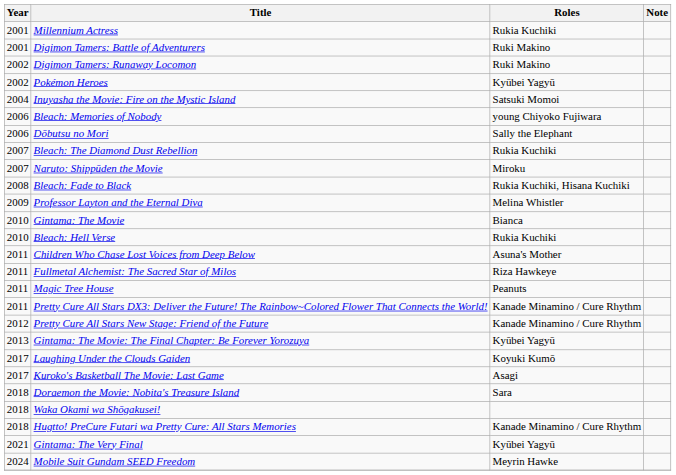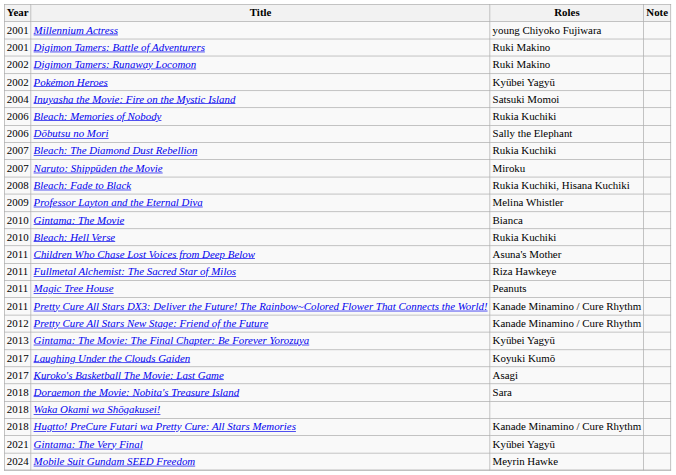(524, 30) Rukia Kuchiki -> (547, 30) young Chiyoko Fujiwara
(547, 116) young Chiyoko Fujiwara -> (524, 116) Rukia Kuchiki
